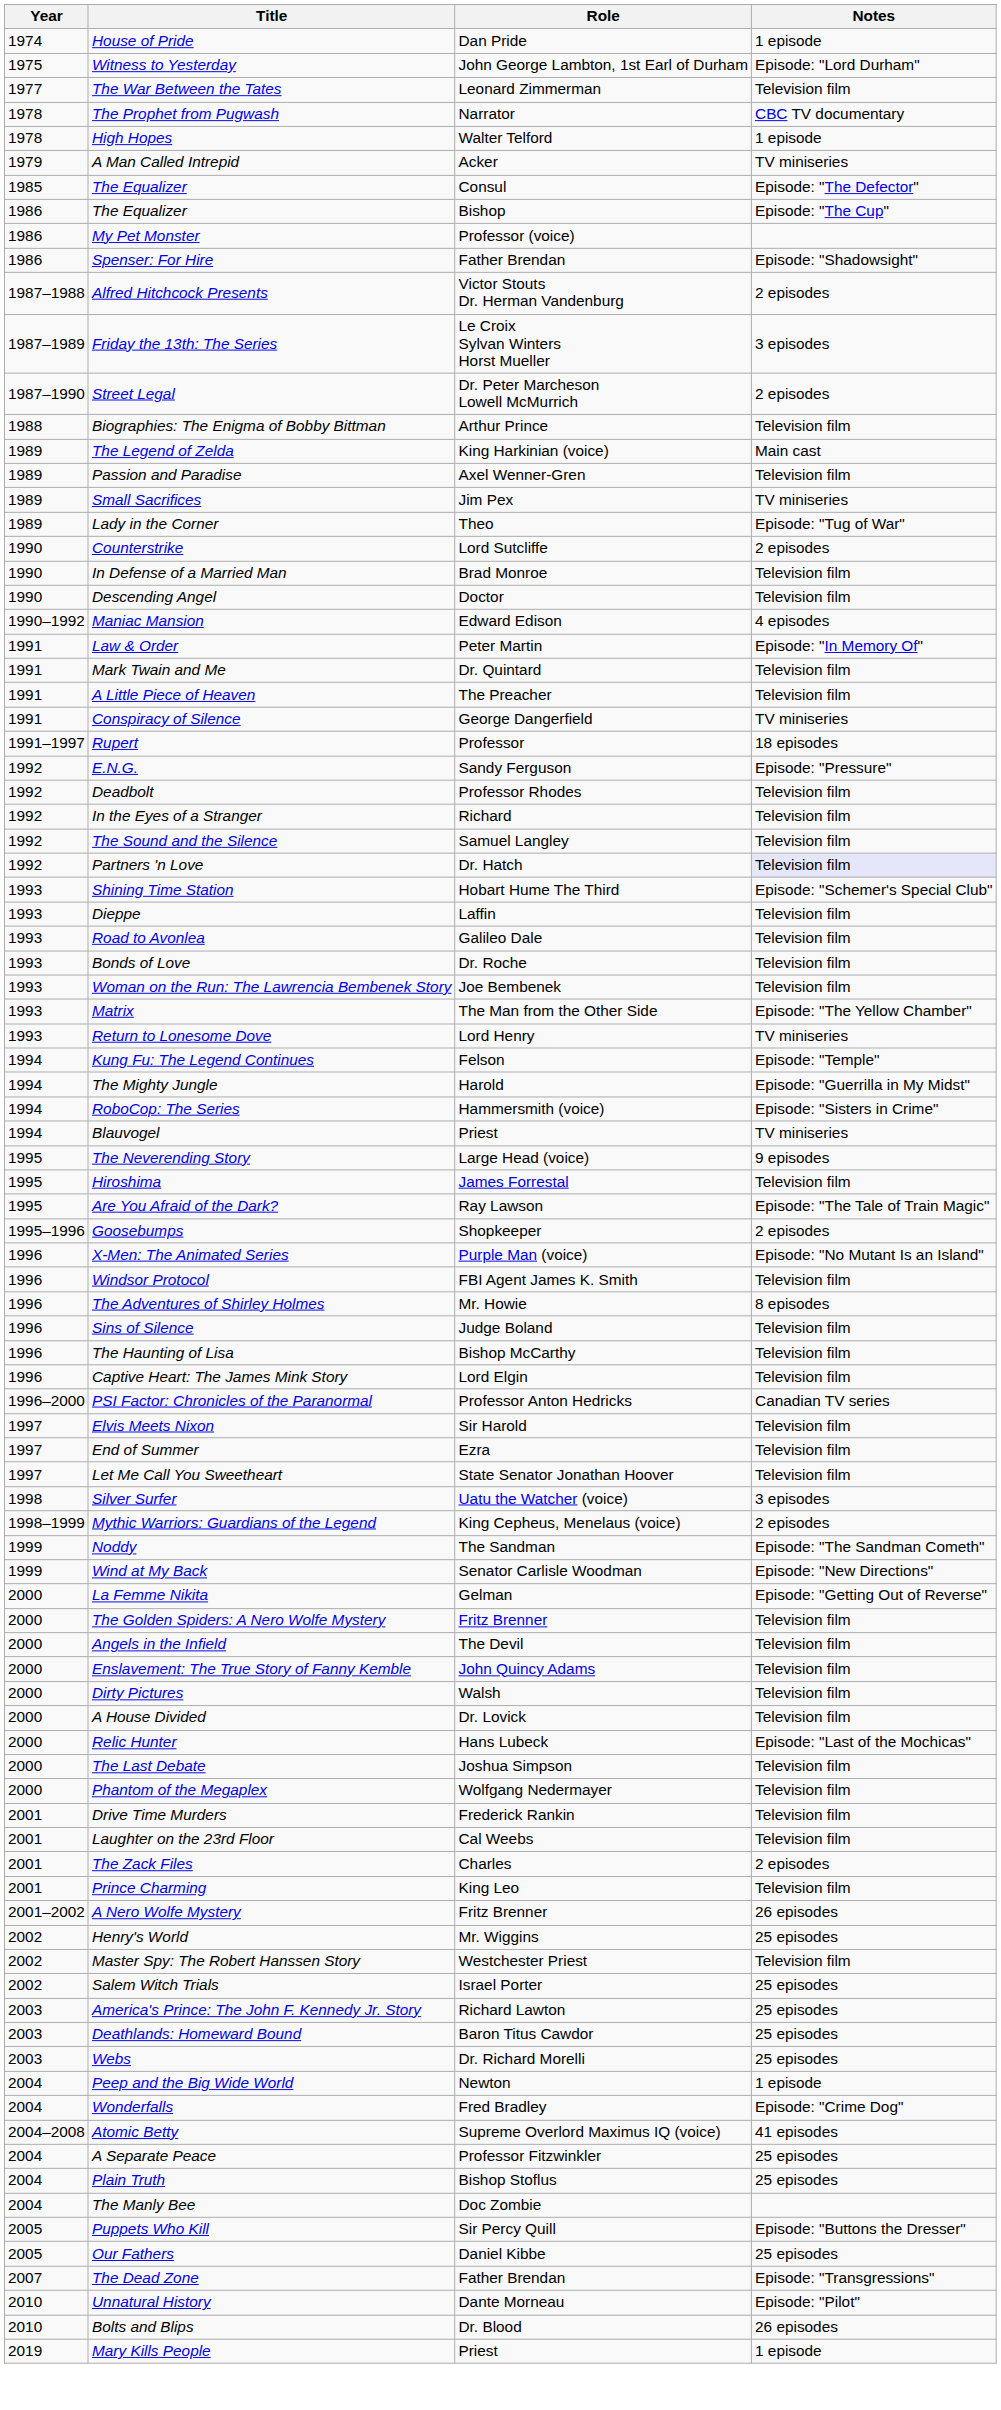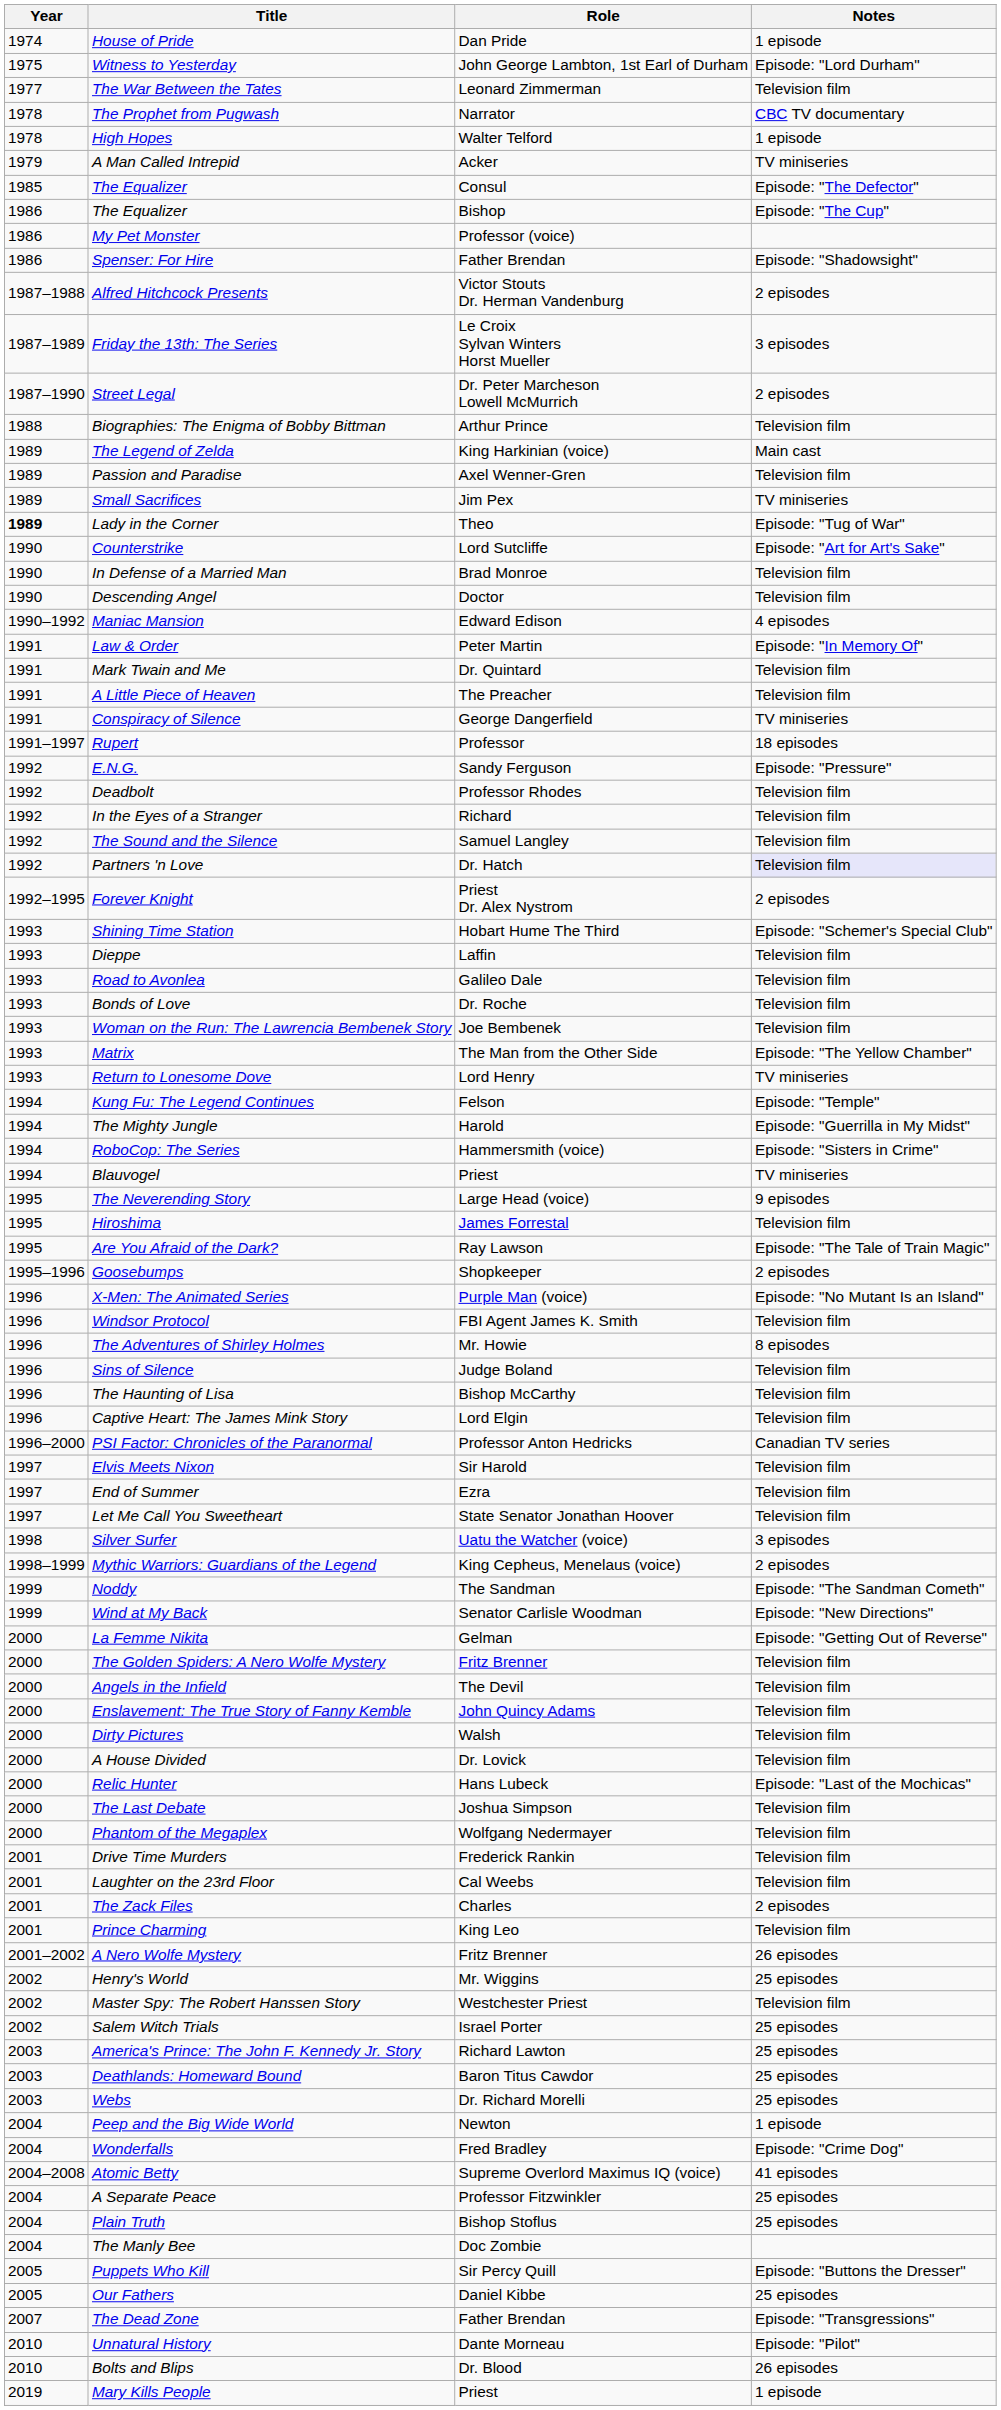(25, 524) normal -> (25, 524) bold
(792, 548) 2 episodes -> (850, 548) Episode: "Art for Art's Sake"
+ row: (142, 898)
